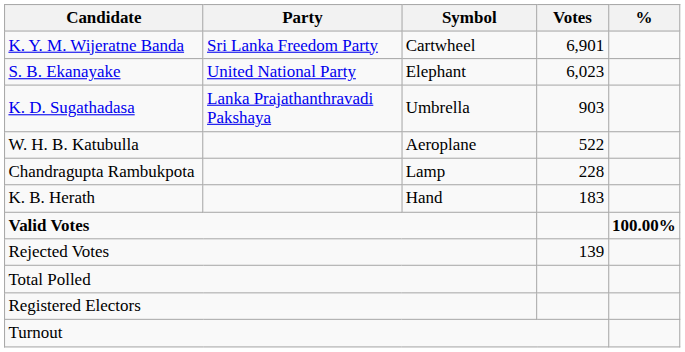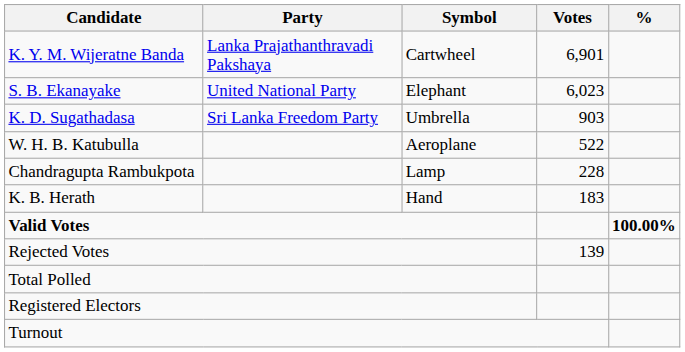(293, 44) Sri Lanka Freedom Party -> (290, 54) Lanka Prajathanthravadi Pakshaya
(290, 108) Lanka Prajathanthravadi Pakshaya -> (293, 117) Sri Lanka Freedom Party
